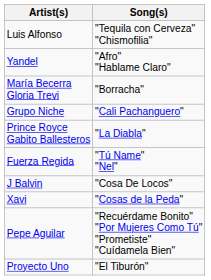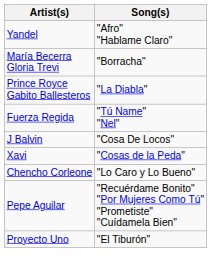- row: (34, 34)
- row: (35, 112)
+ row: (49, 172)
